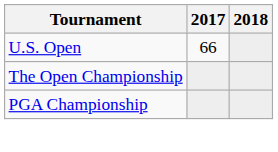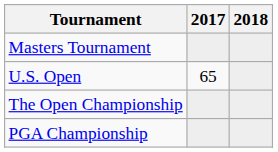+ row: (80, 47)
(208, 47) 66 -> (208, 76) 65
